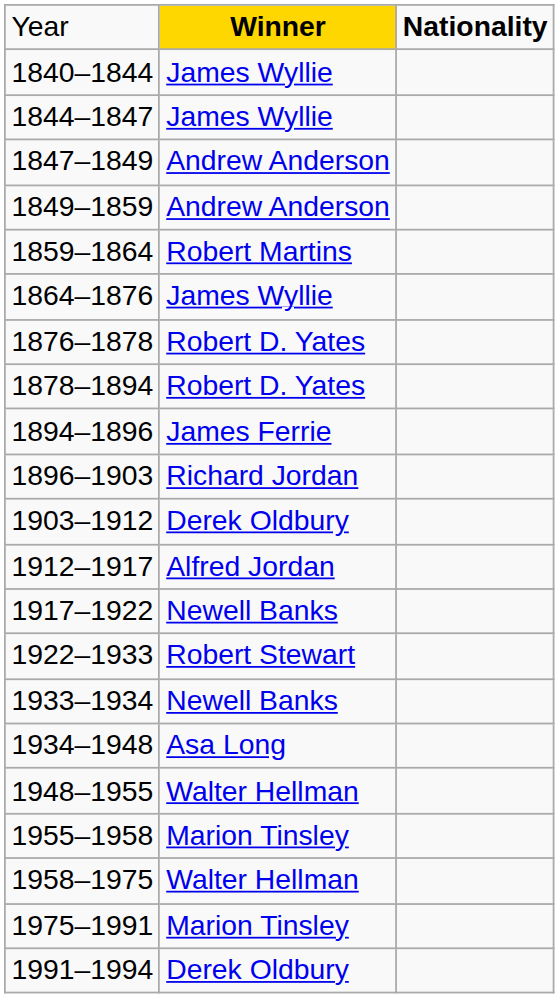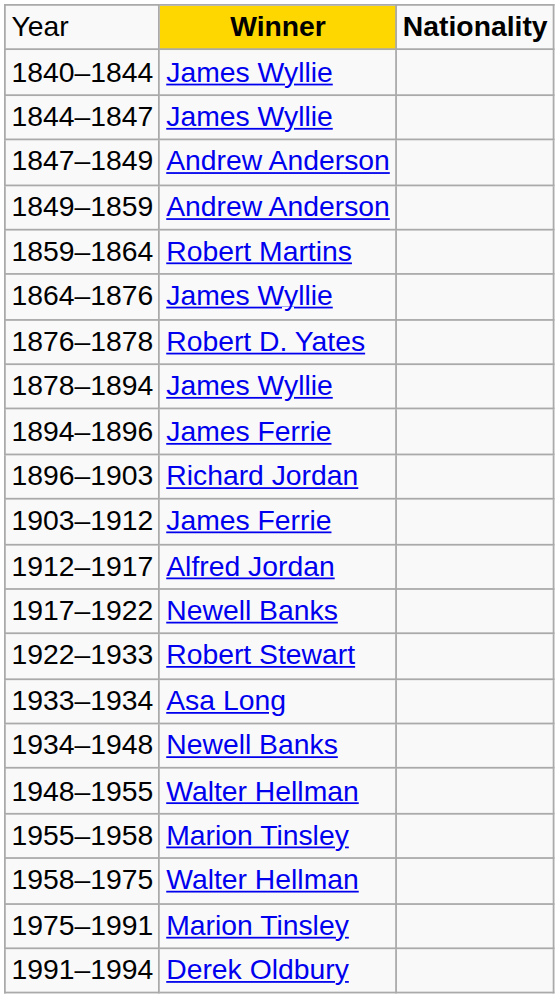(266, 386) Robert D. Yates -> (250, 386) James Wyllie
(258, 521) Derek Oldbury -> (249, 521) James Ferrie
(252, 700) Newell Banks -> (226, 700) Asa Long
(226, 745) Asa Long -> (252, 745) Newell Banks
